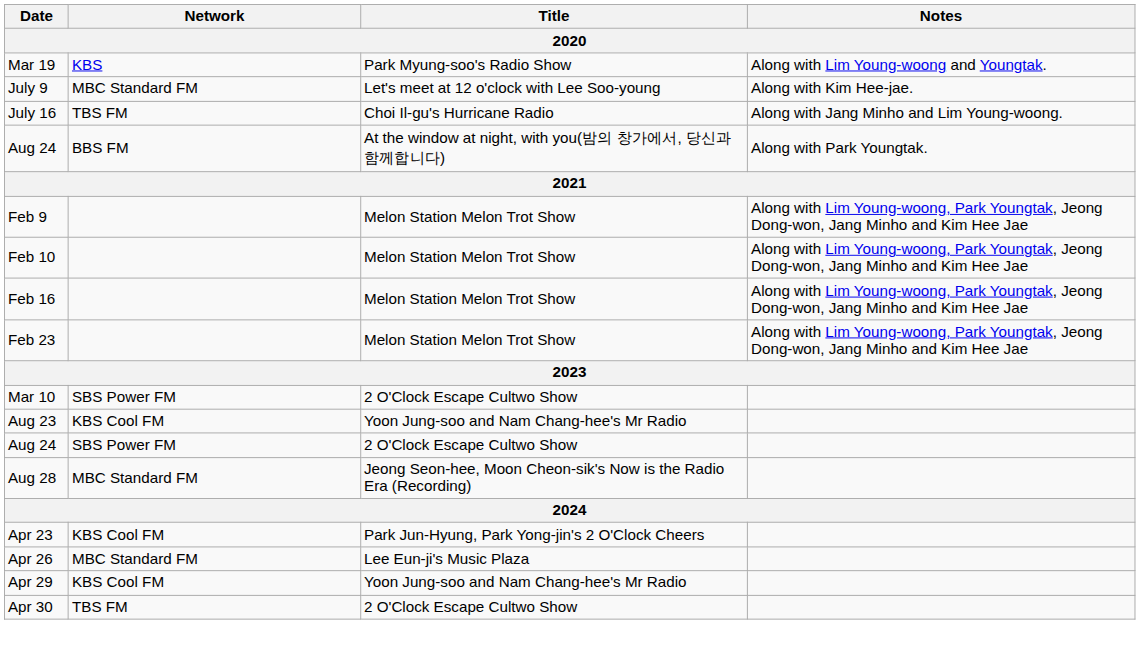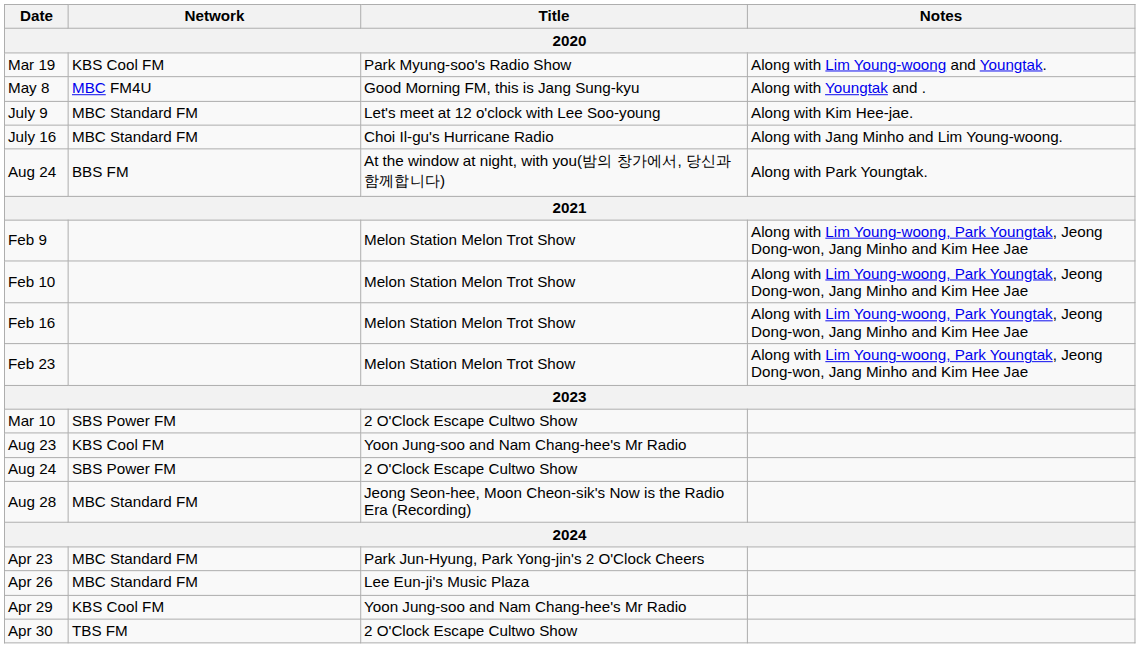(87, 64) KBS -> (118, 64) KBS Cool FM
+ row: (29, 88)
(100, 112) TBS FM -> (135, 137) MBC Standard FM
(118, 534) KBS Cool FM -> (135, 558) MBC Standard FM
